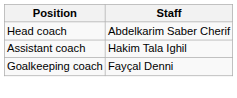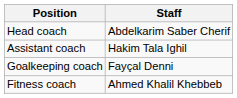+ row: (41, 84)
